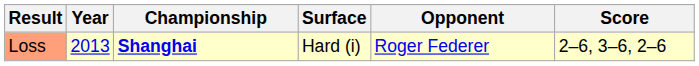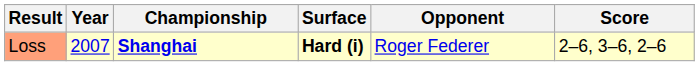(90, 46) 2013 -> (90, 46) 2007
(331, 46) normal -> (333, 46) bold
